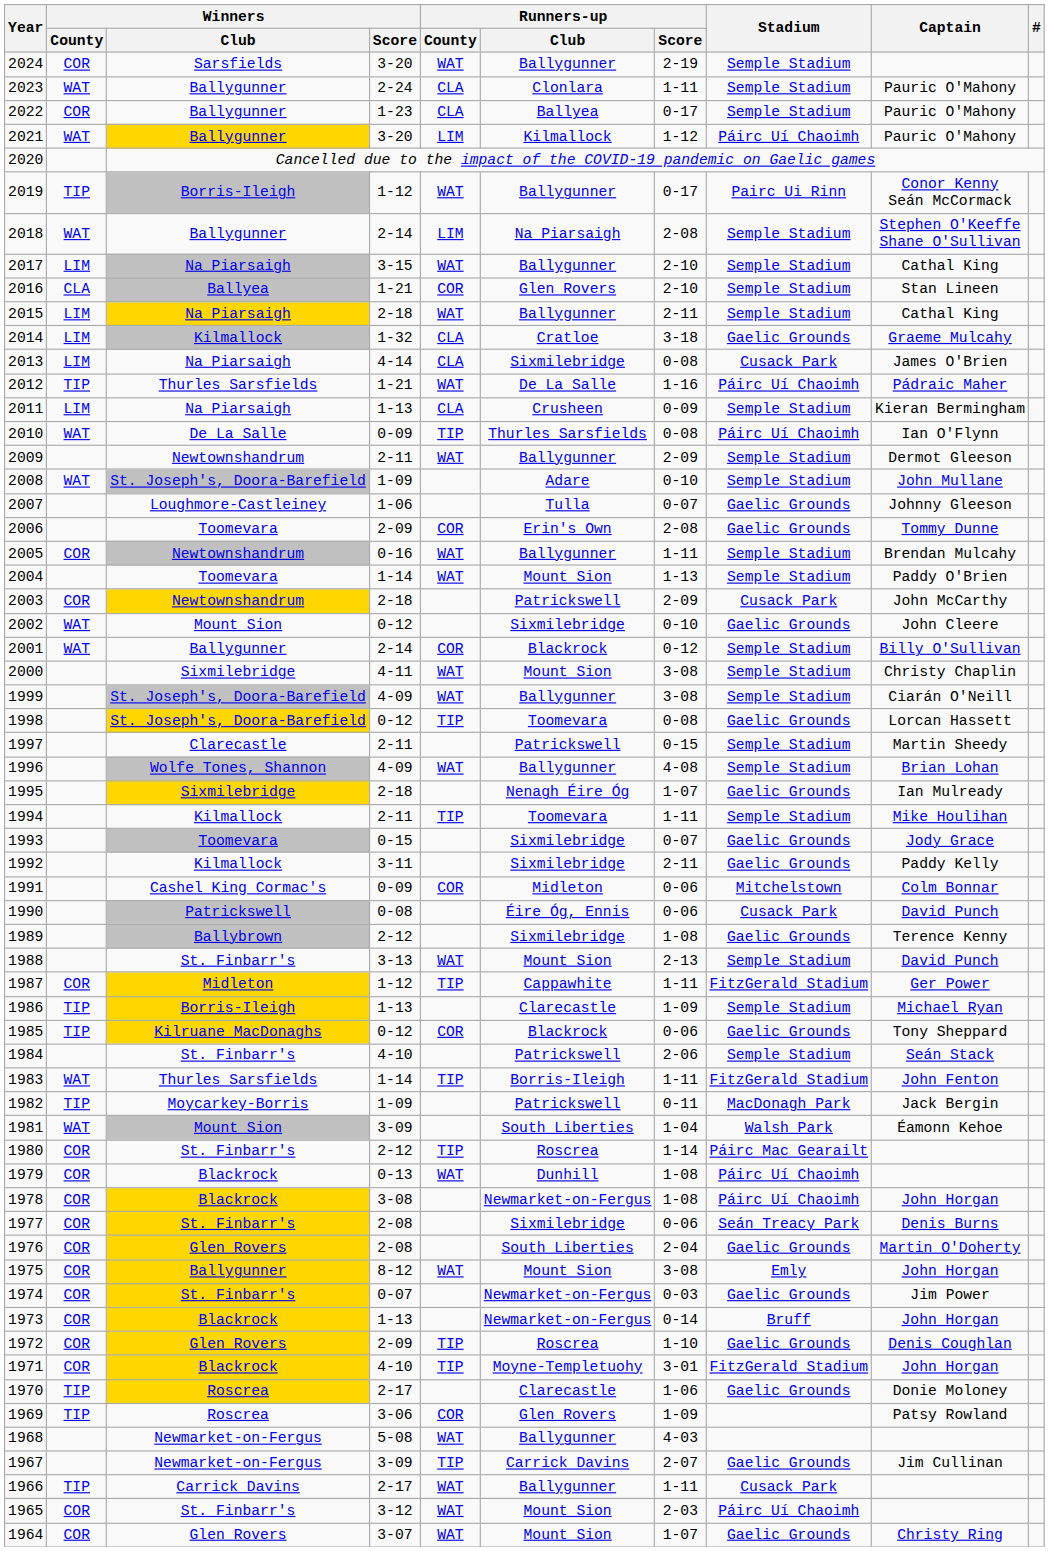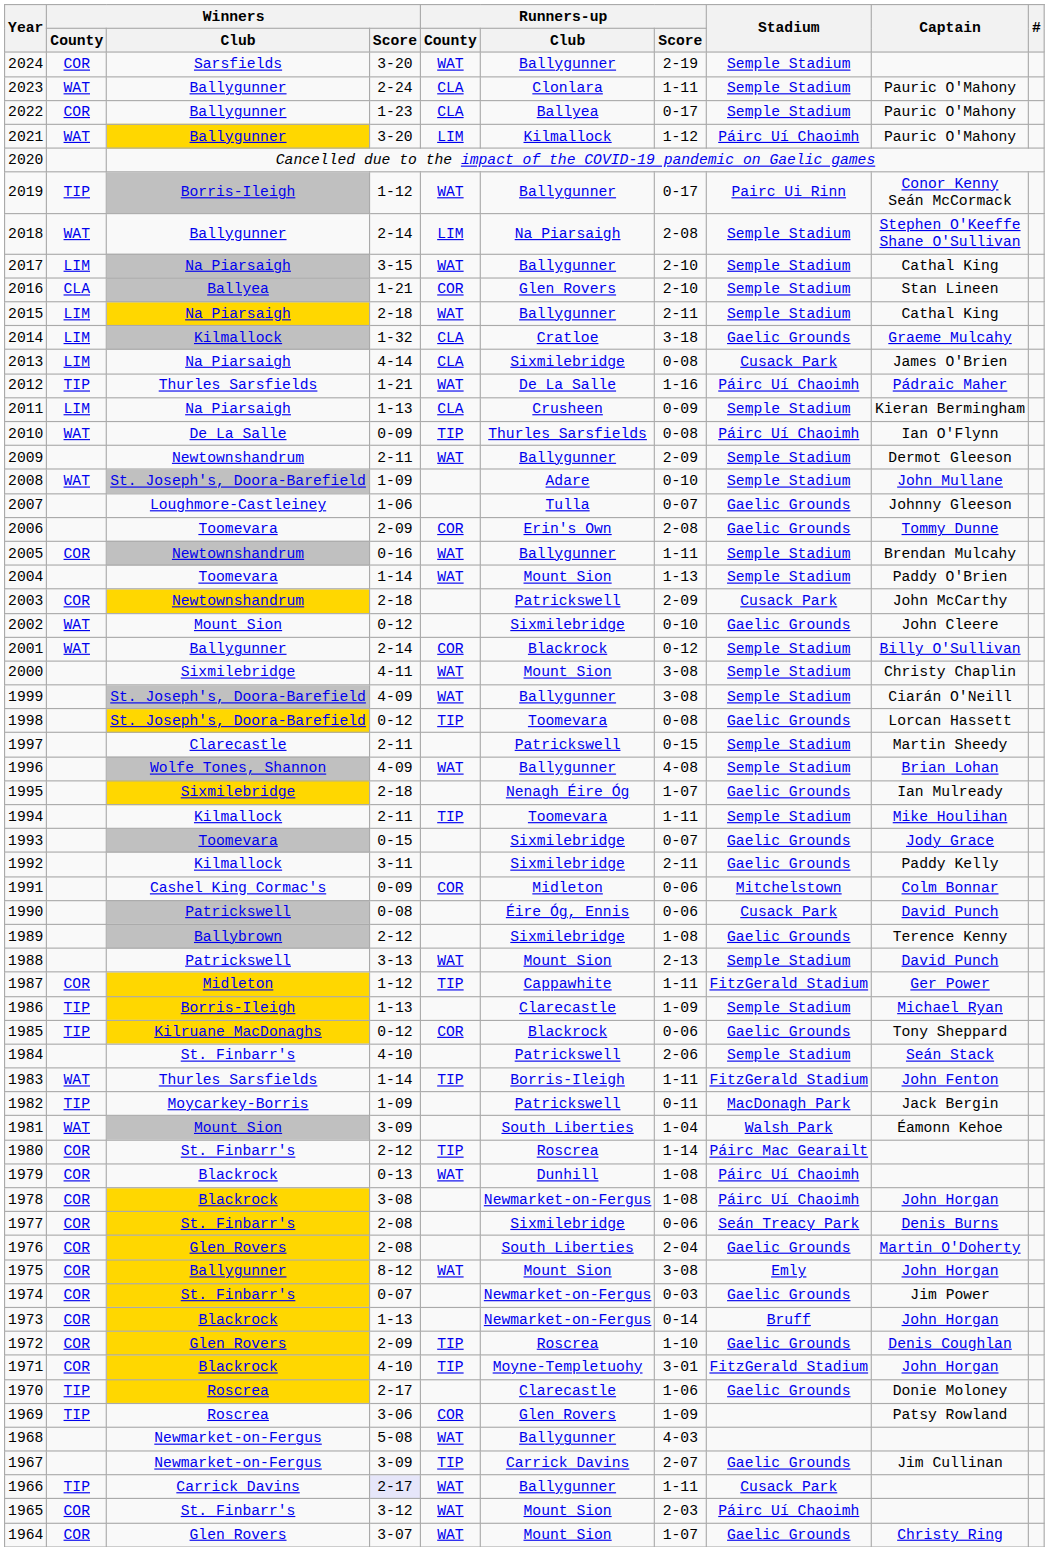(238, 960) St. Finbarr's -> (238, 960) Patrickswell
(395, 1487) no background -> (395, 1487) lavender background
